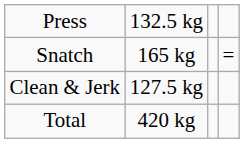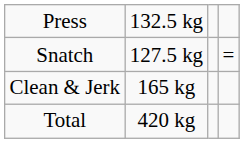(166, 54) 165 kg -> (166, 54) 127.5 kg
(166, 87) 127.5 kg -> (166, 87) 165 kg
